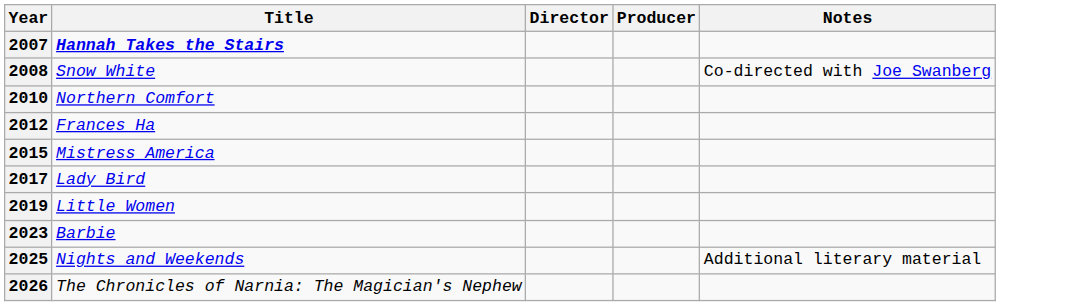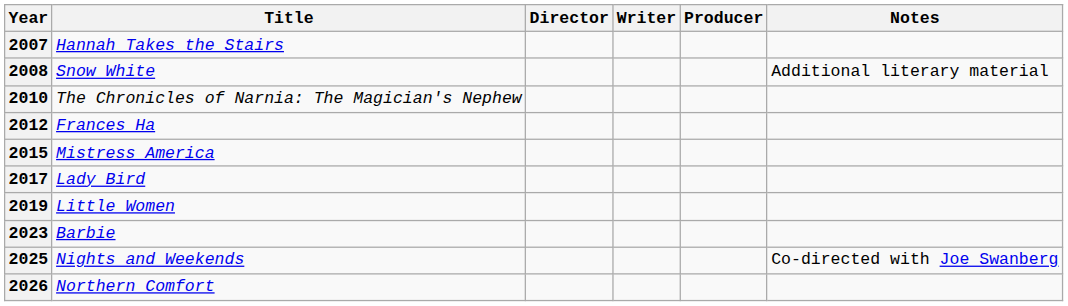+ column: (646, 18)
(170, 45) bold -> (170, 45) normal
(848, 72) Co-directed with Joe Swanberg -> (910, 72) Additional literary material
(135, 99) Northern Comfort -> (289, 99) The Chronicles of Narnia: The Magician's Nephew
(843, 260) Additional literary material -> (915, 260) Co-directed with Joe Swanberg
(289, 287) The Chronicles of Narnia: The Magician's Nephew -> (135, 287) Northern Comfort
